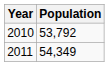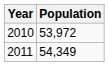(58, 33) 53,792 -> (58, 33) 53,972
